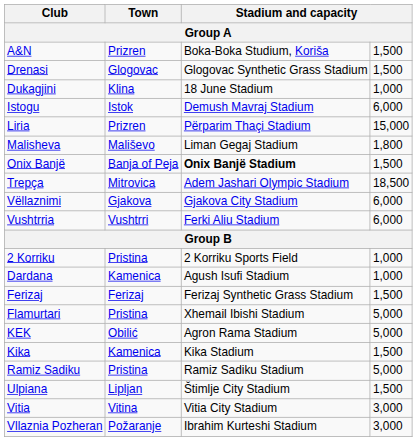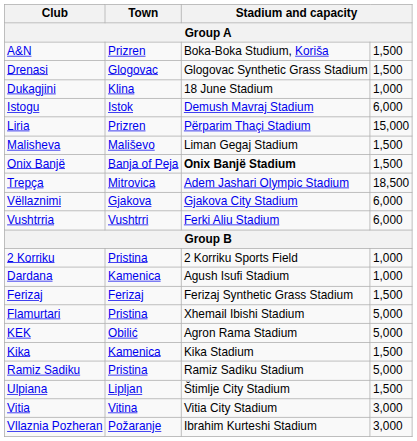(388, 145) 1,800 -> (388, 145) 1,500
